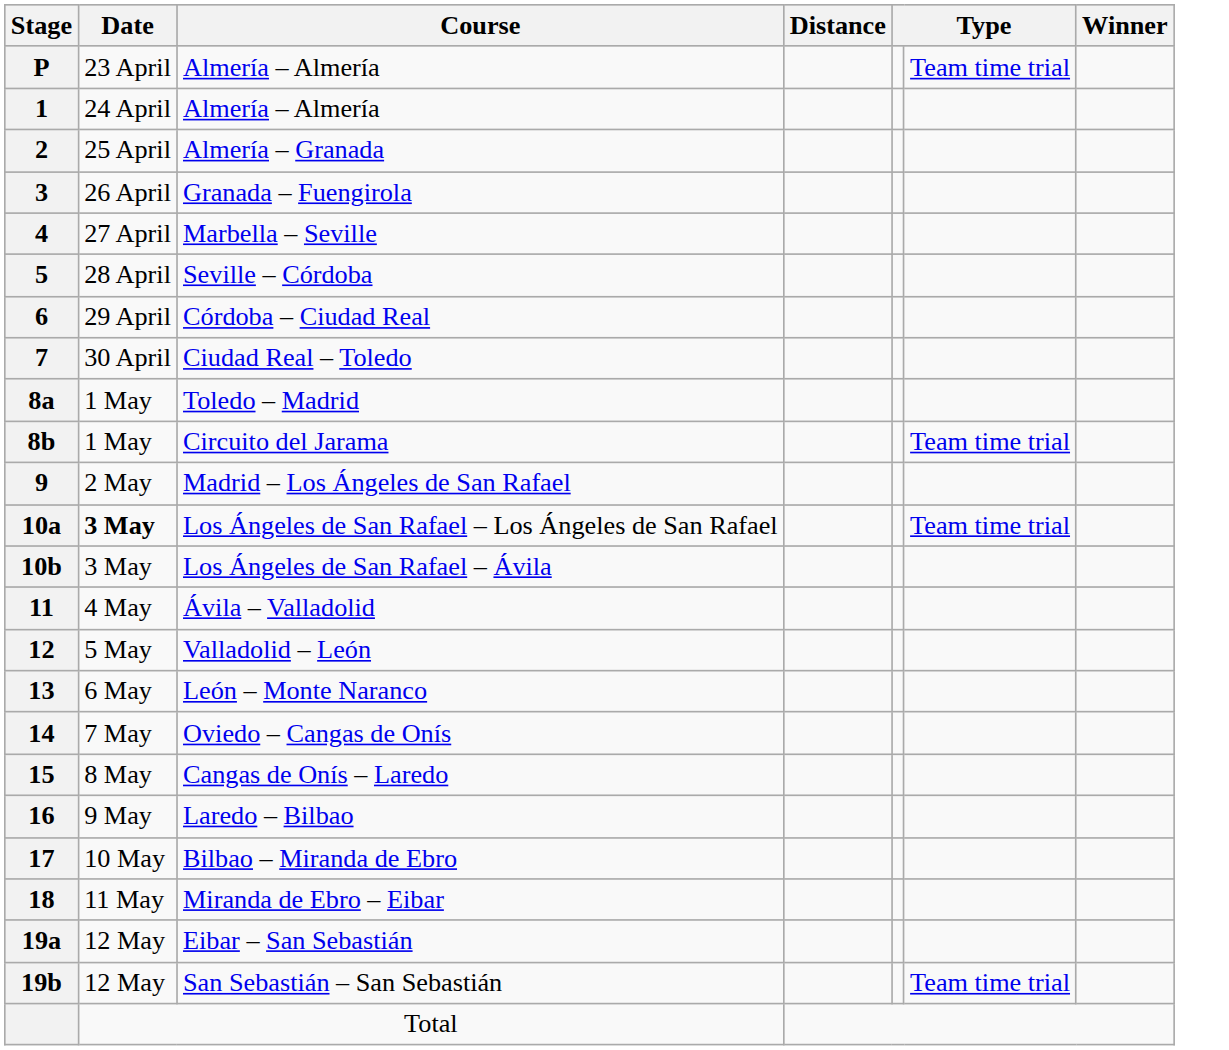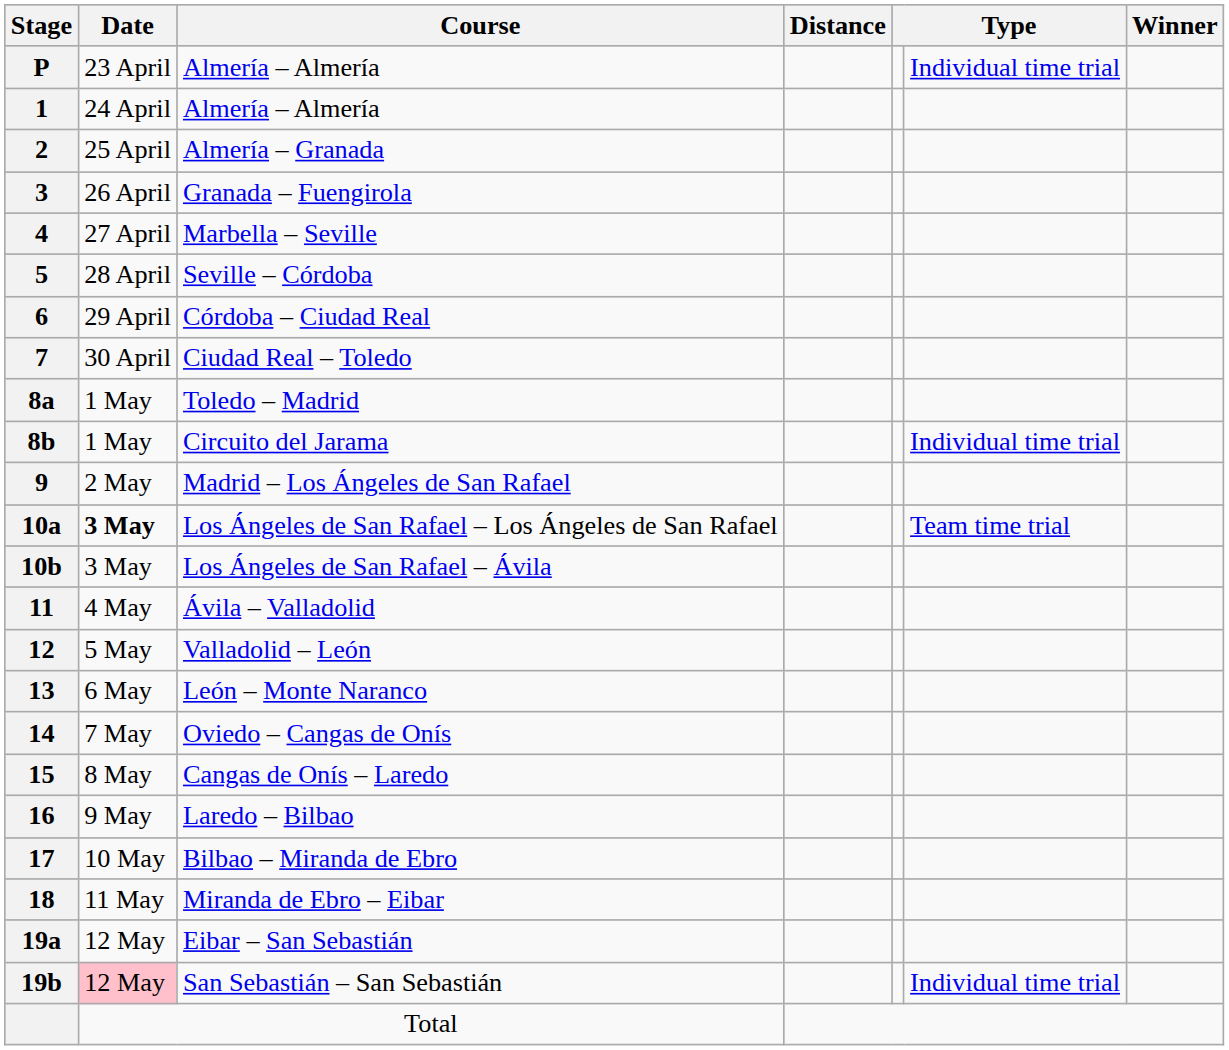(990, 66) Team time trial -> (1015, 66) Individual time trial
(990, 441) Team time trial -> (1015, 441) Individual time trial
(125, 982) no background -> (125, 982) pink background
(990, 982) Team time trial -> (1015, 982) Individual time trial
